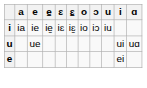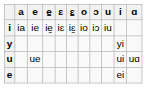+ row: (10, 43)
